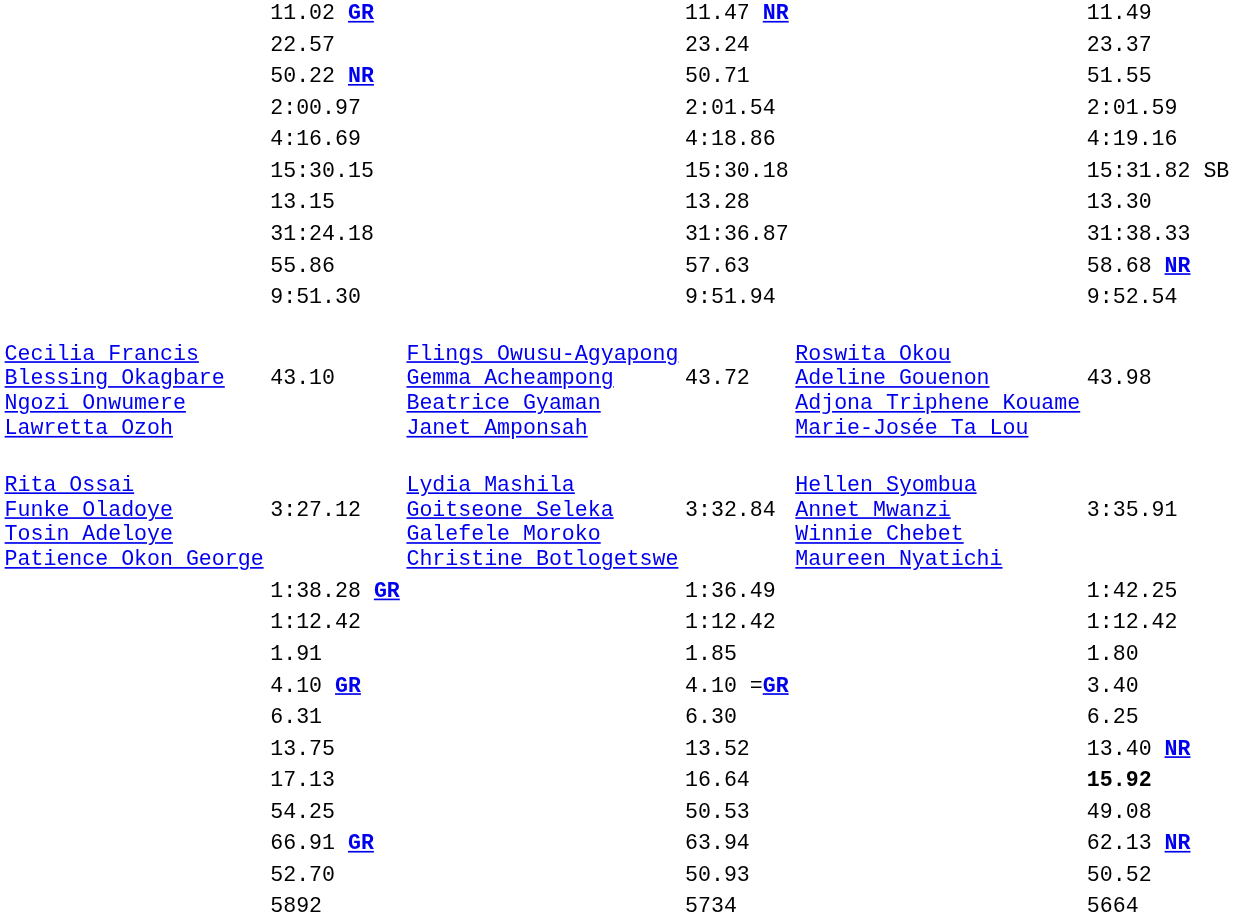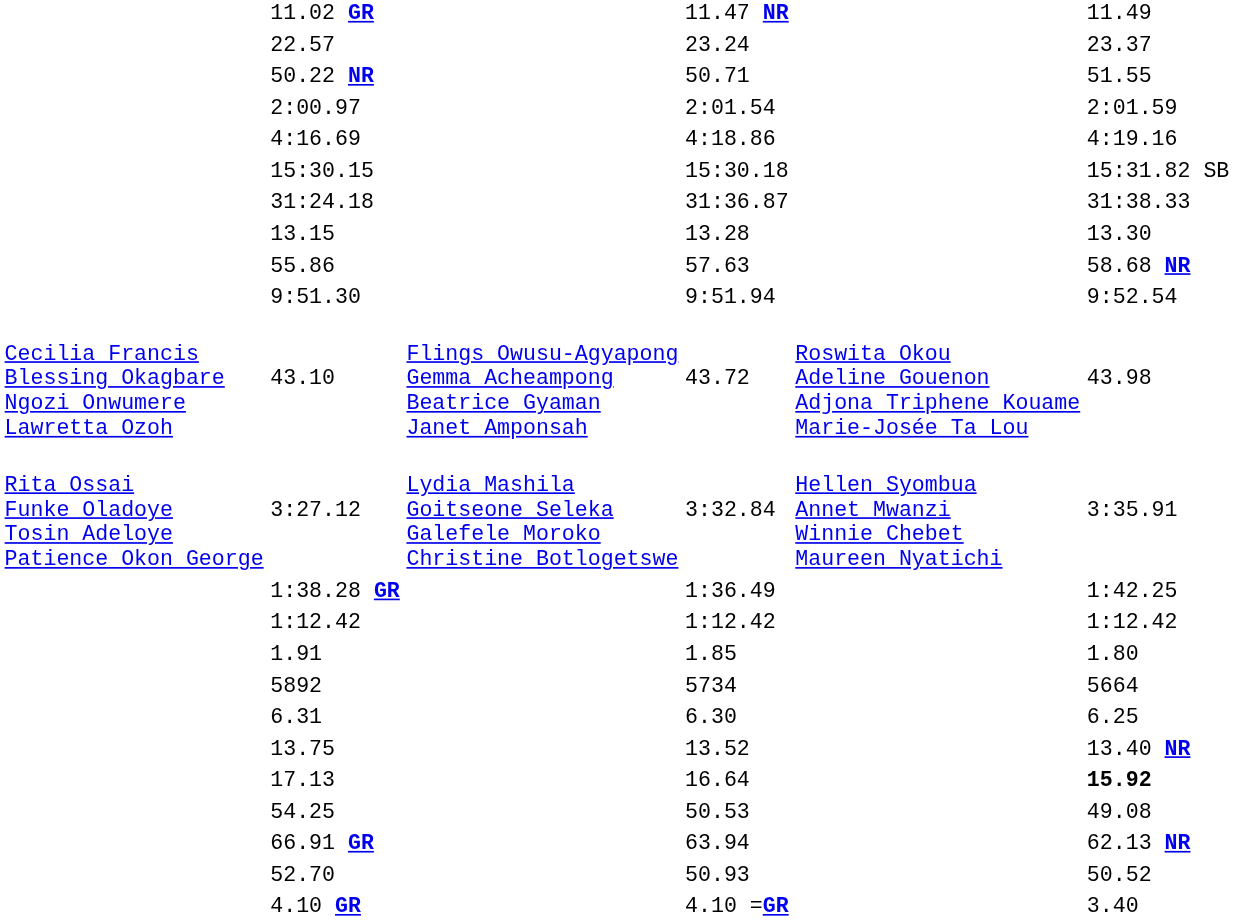rows swapped: (322, 234) <-> (303, 203)
rows swapped: (316, 686) <-> (296, 907)
